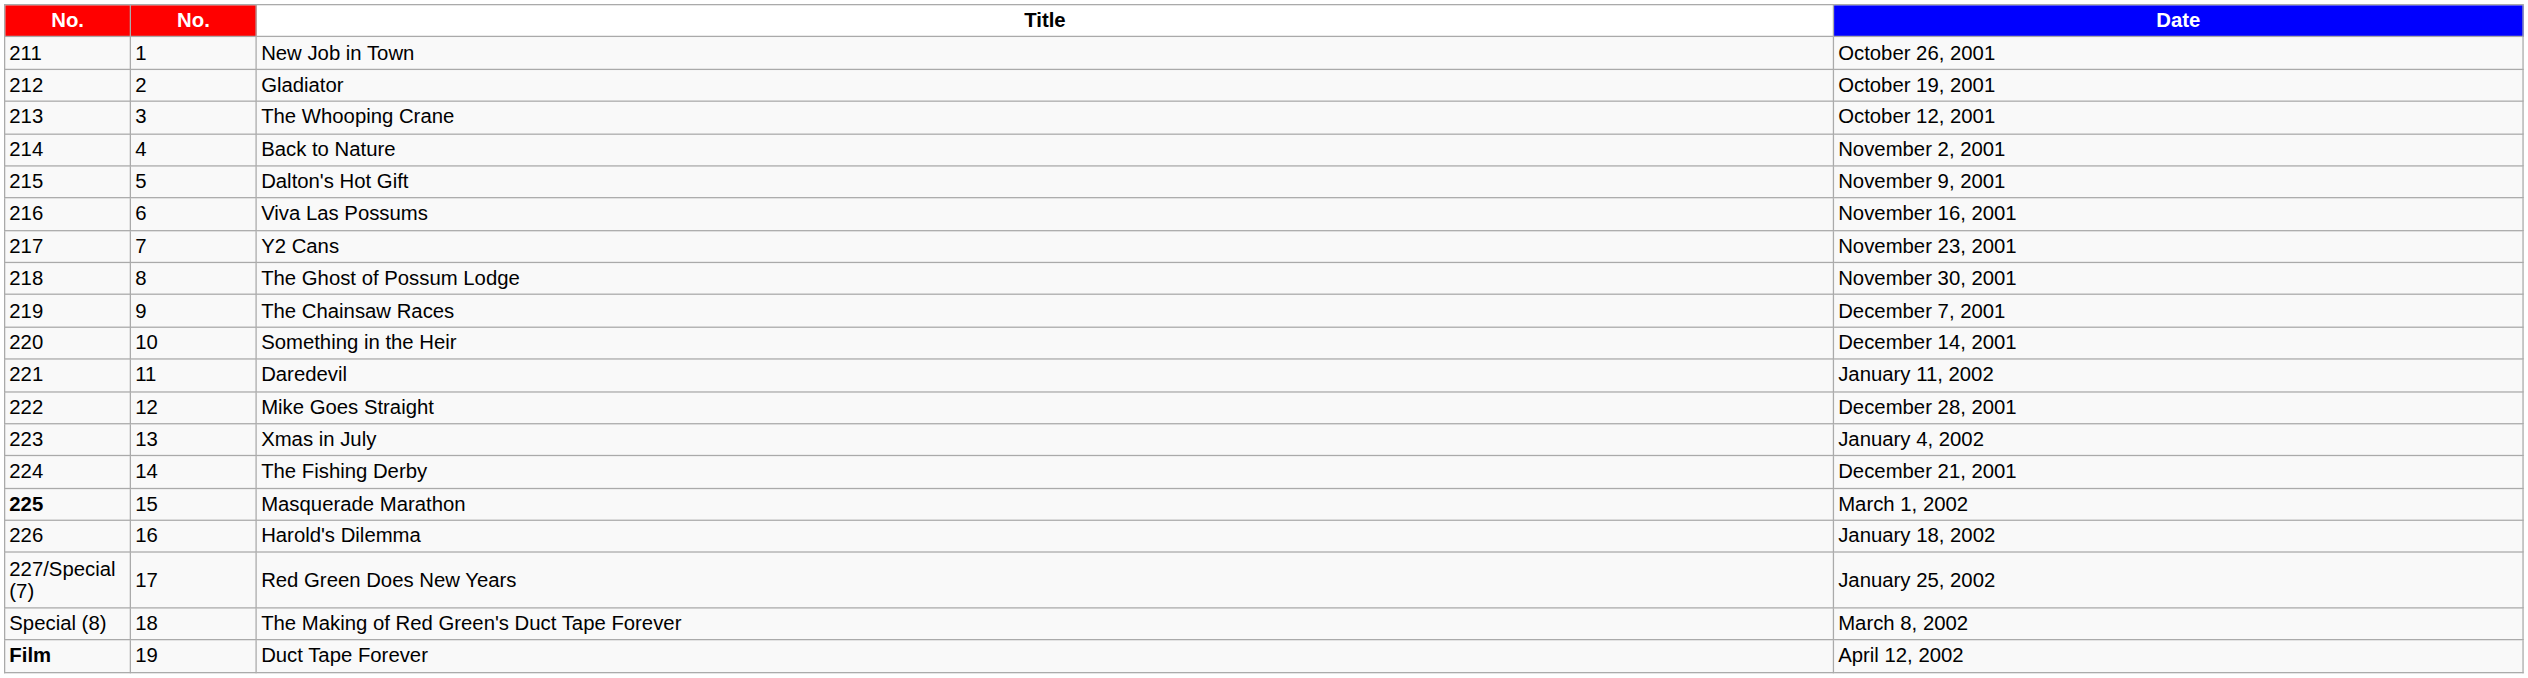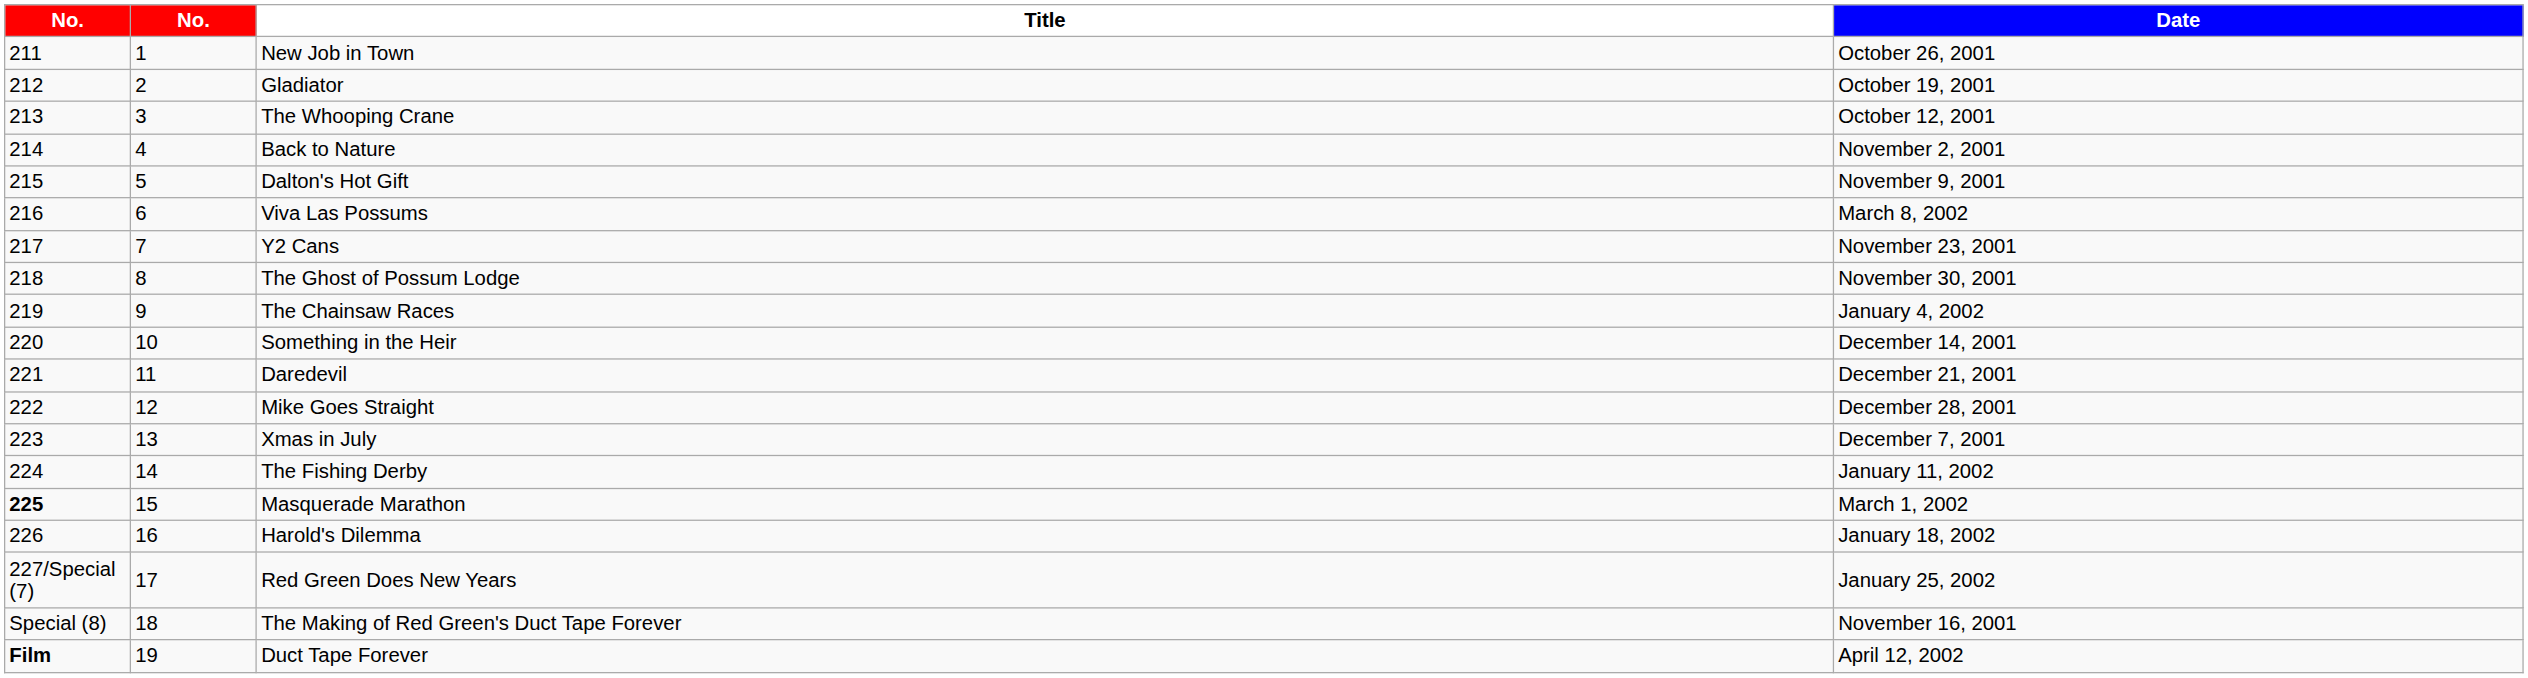(1927, 213) November 16, 2001 -> (1903, 213) March 8, 2002
(1922, 310) December 7, 2001 -> (1911, 310) January 4, 2002
(1916, 375) January 11, 2002 -> (1927, 375) December 21, 2001
(1911, 439) January 4, 2002 -> (1922, 439) December 7, 2001
(1927, 471) December 21, 2001 -> (1916, 471) January 11, 2002
(1903, 623) March 8, 2002 -> (1927, 623) November 16, 2001
